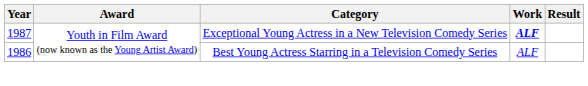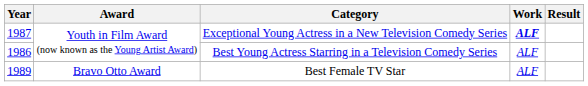+ row: (355, 71)
